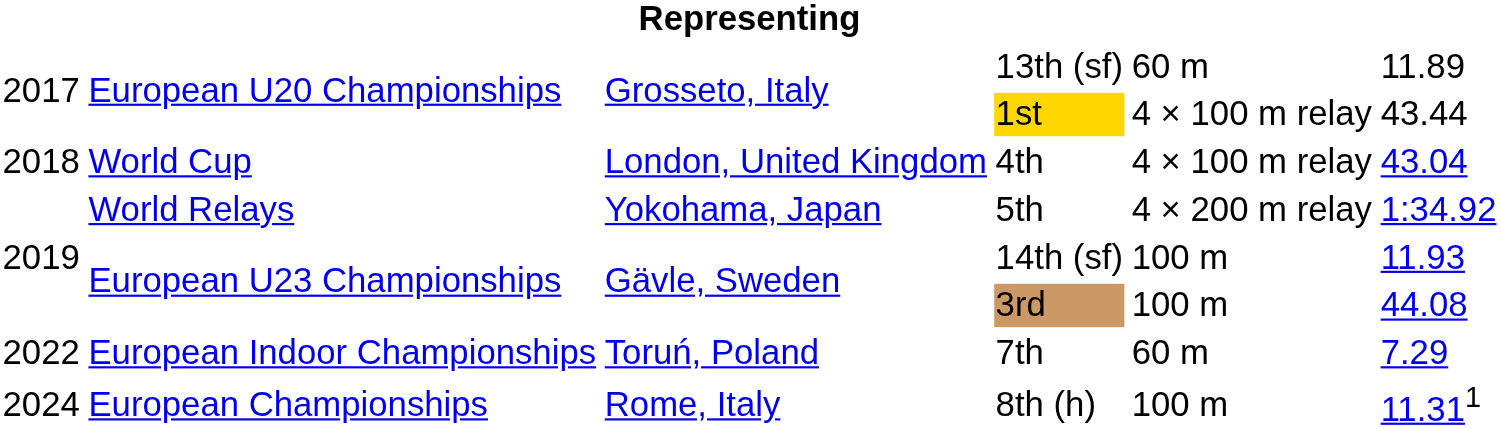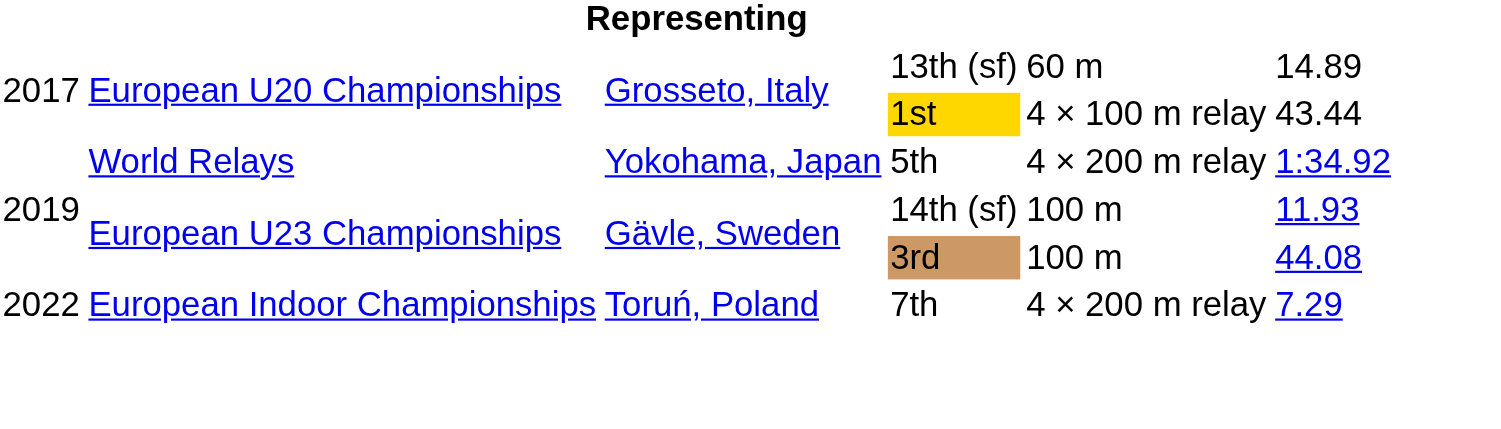(1423, 66) 11.89 -> (1319, 66) 14.89
- row: (1020, 161)
(1170, 352) 60 m -> (1146, 304) 4 × 200 m relay
- row: (1046, 405)
